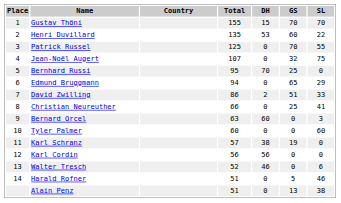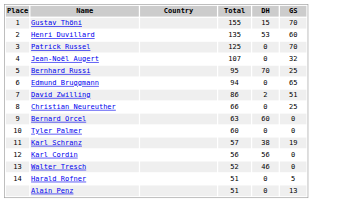- column: (321, 11)
